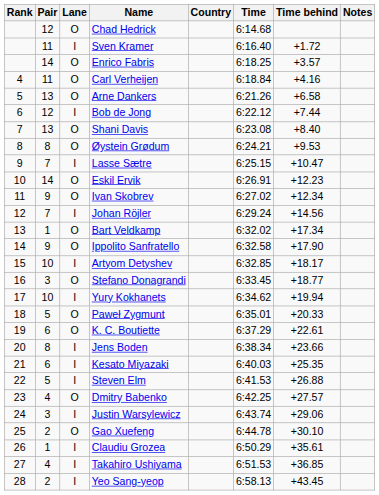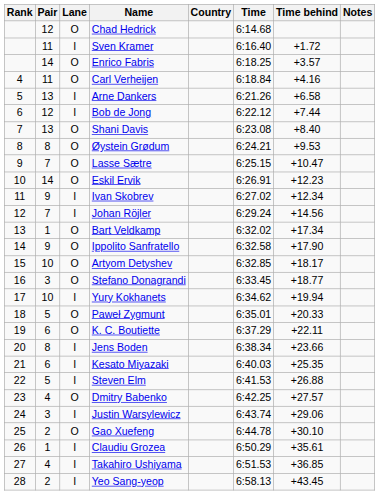(75, 96) O -> (75, 96) I
(75, 163) I -> (75, 163) O
(75, 197) O -> (75, 197) I
(75, 264) I -> (75, 264) O
(307, 331) +22.61 -> (307, 331) +22.11
